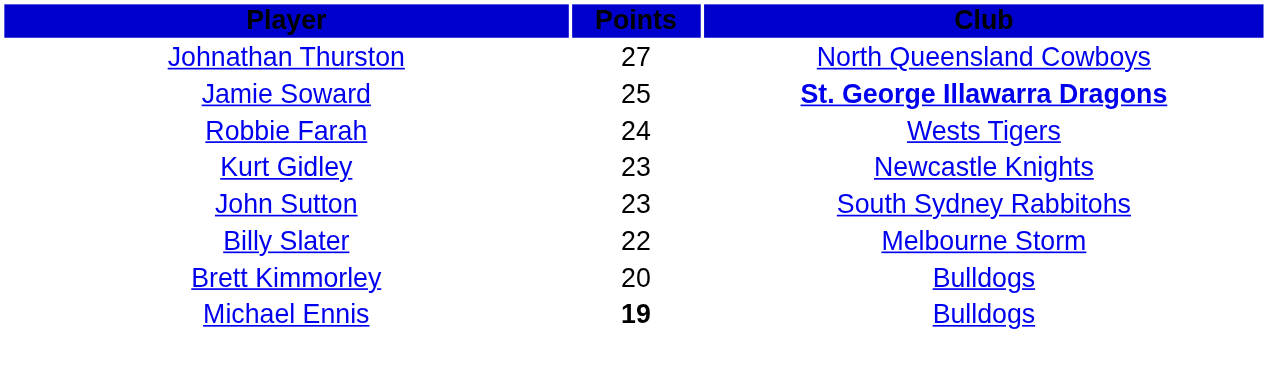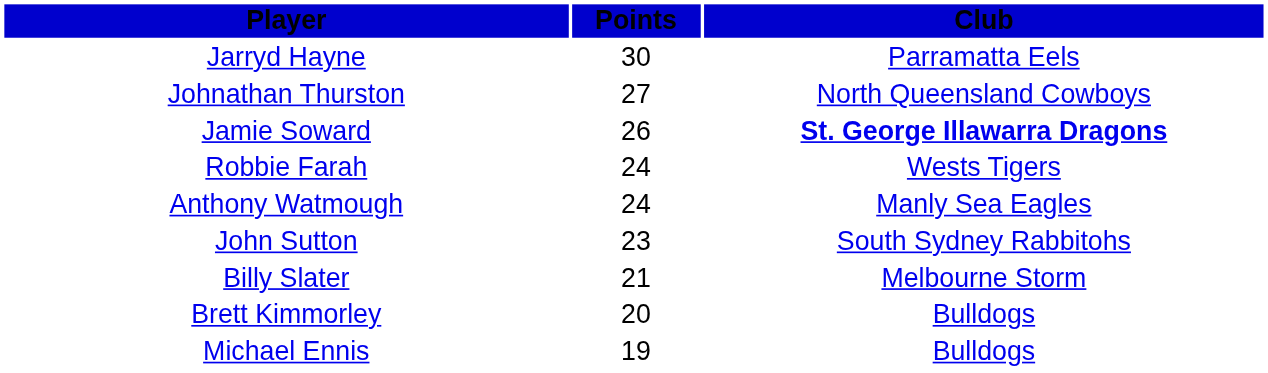+ row: (286, 57)
(636, 94) 25 -> (636, 130) 26
+ row: (286, 204)
- row: (286, 167)
(636, 241) 22 -> (636, 277) 21
(636, 314) bold -> (636, 351) normal
